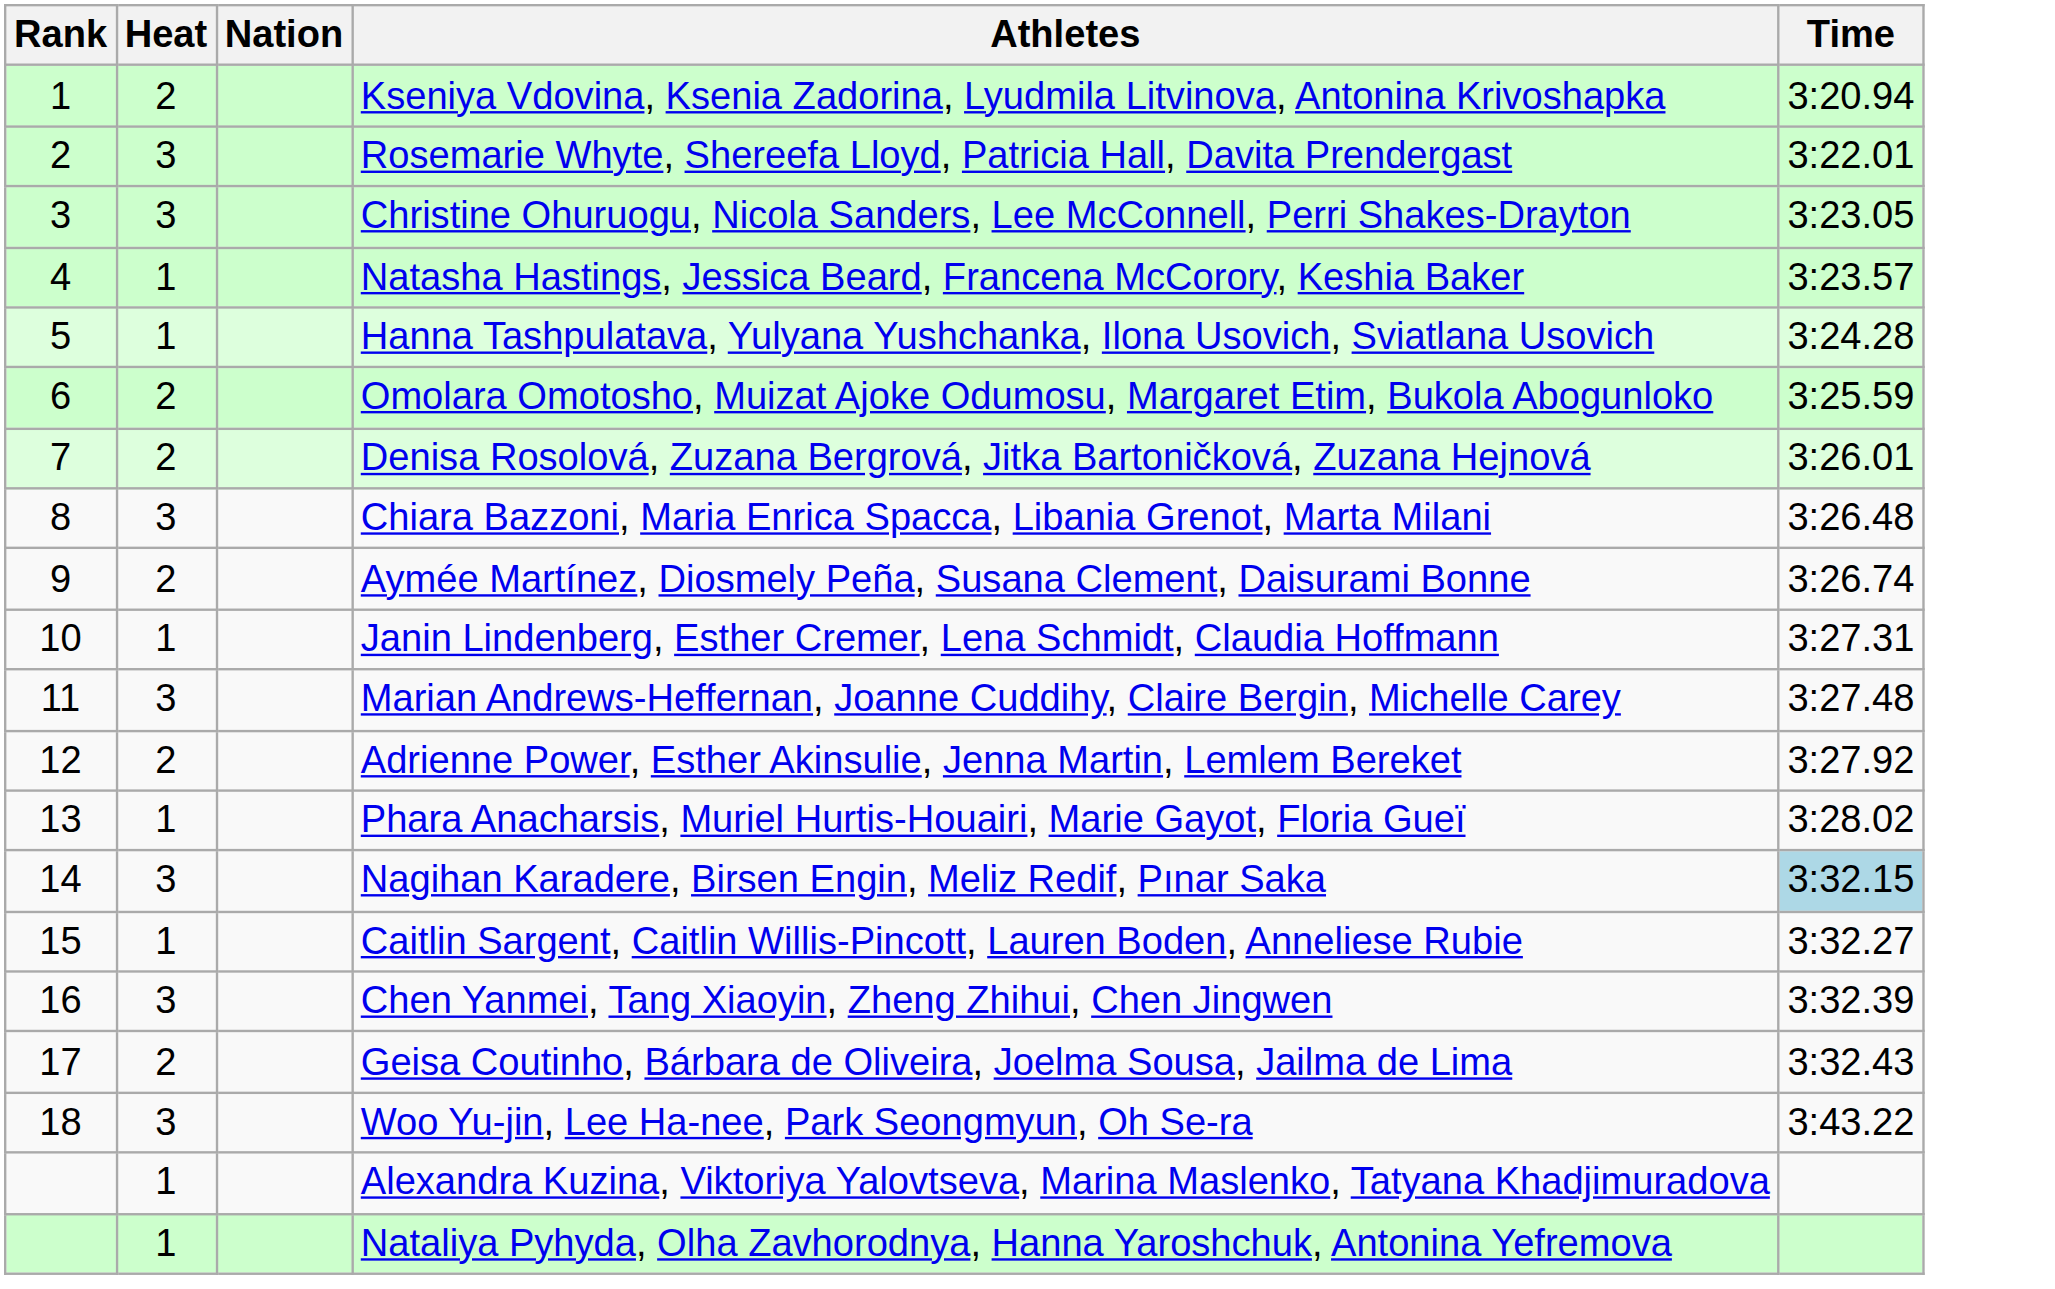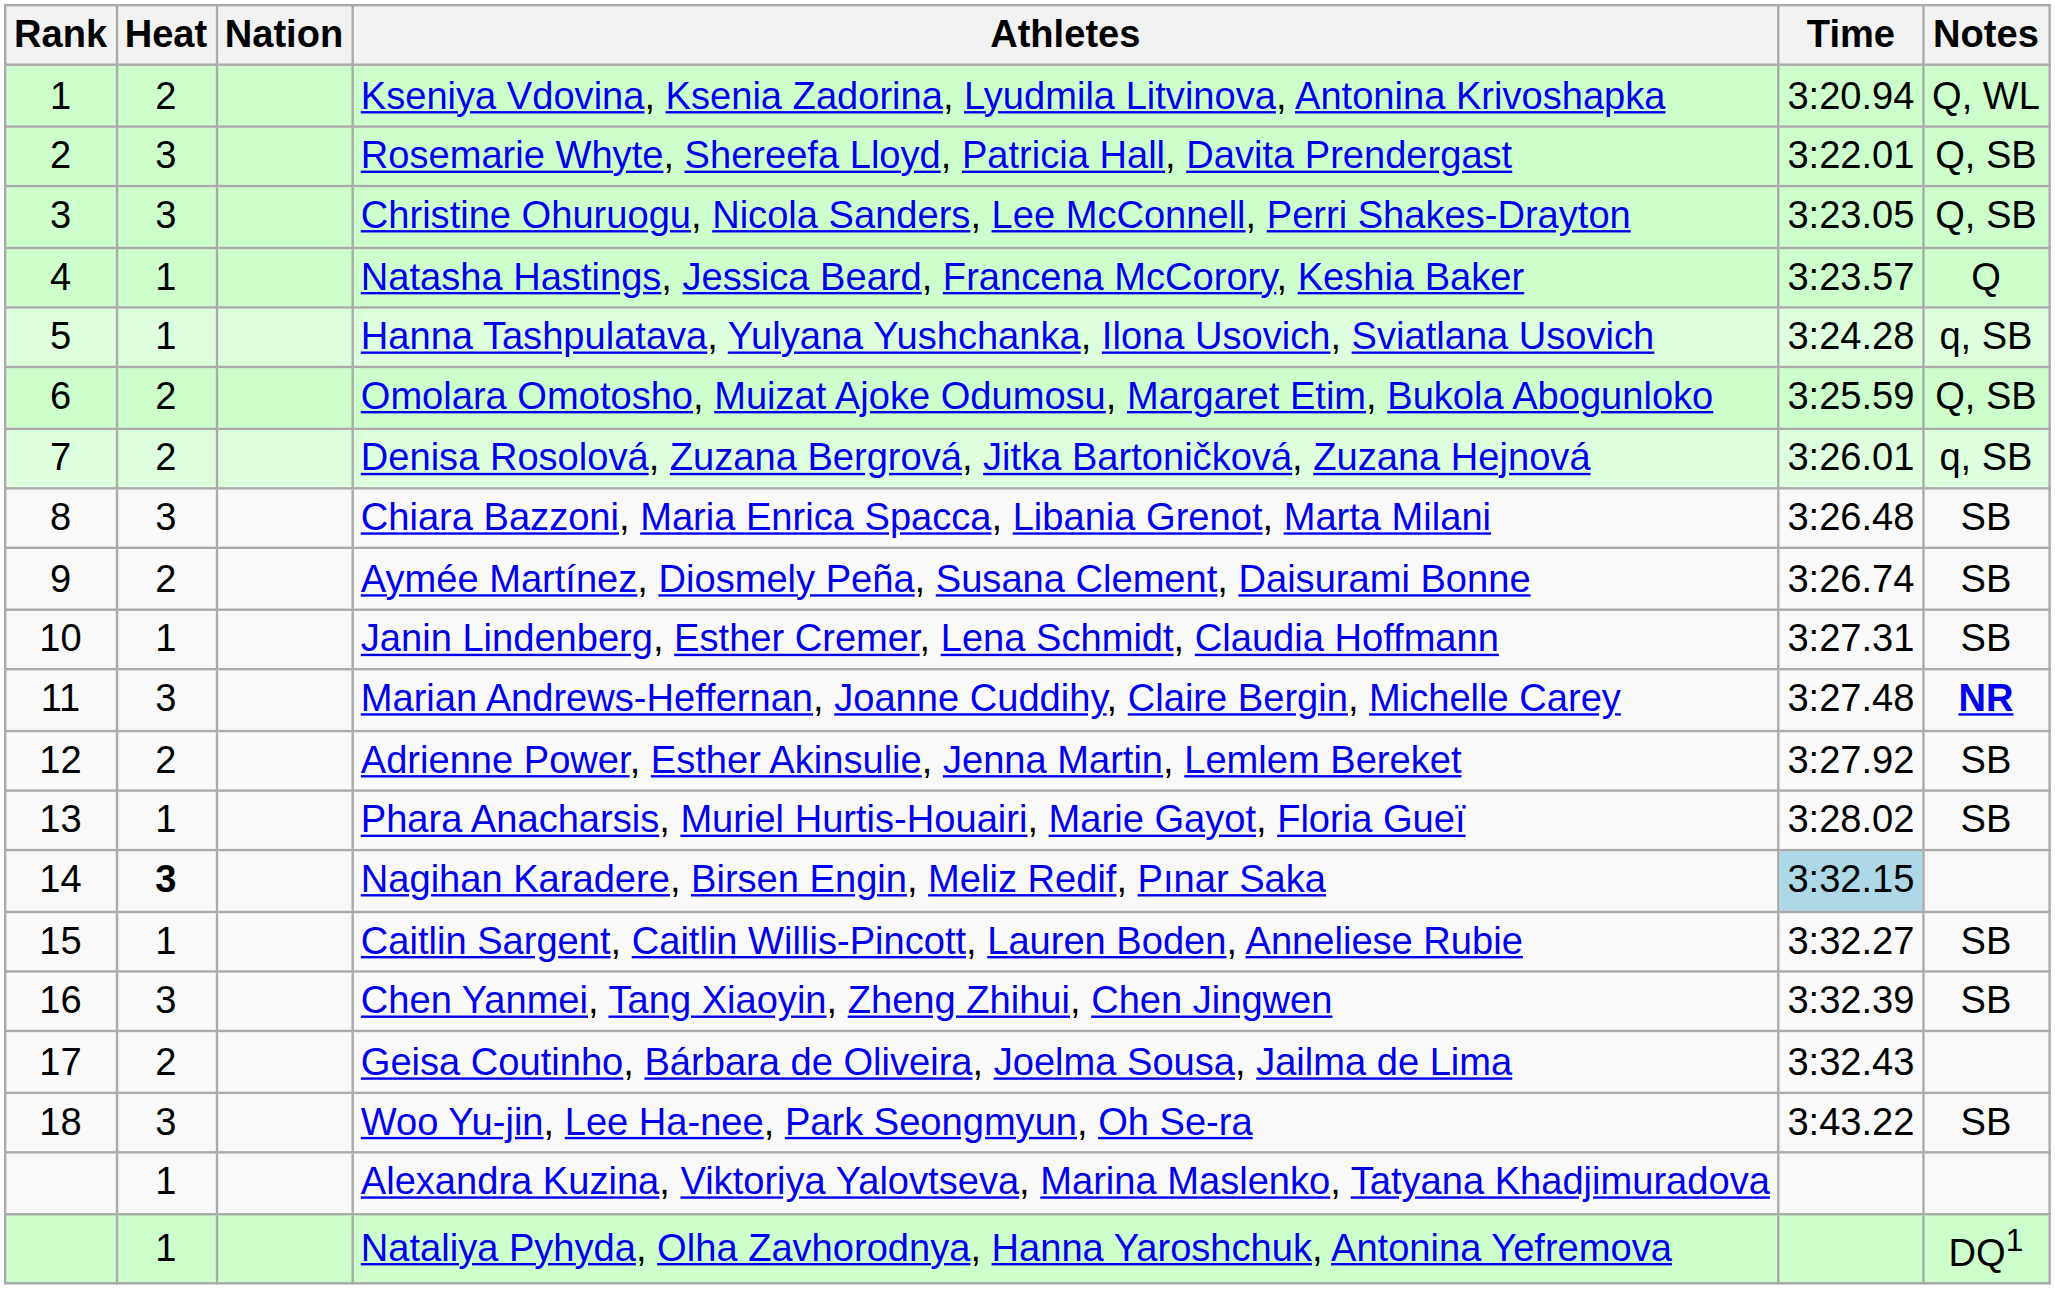+ column: (1986, 34)
(166, 880) normal -> (166, 880) bold
